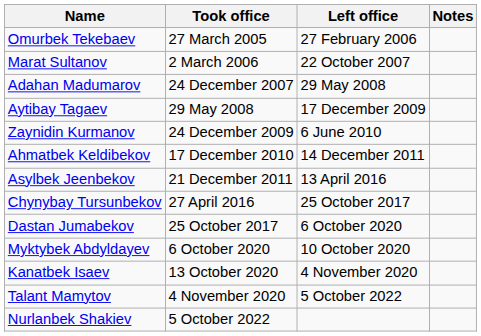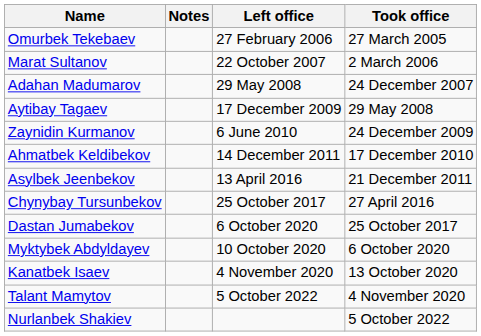columns swapped: (231, 16) <-> (453, 16)
